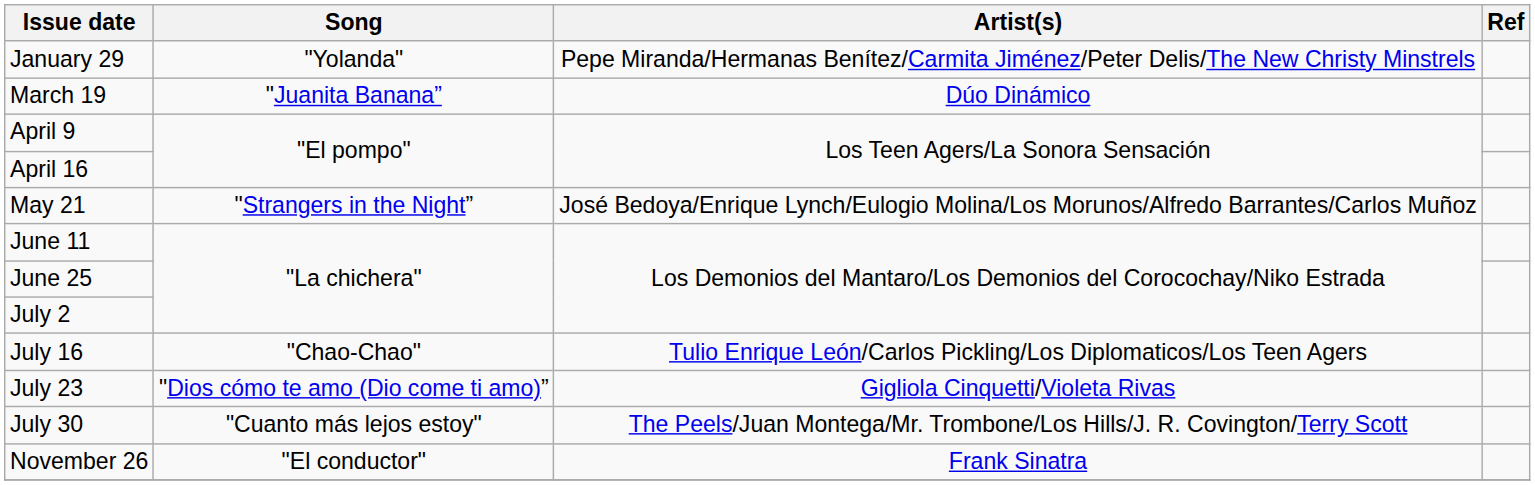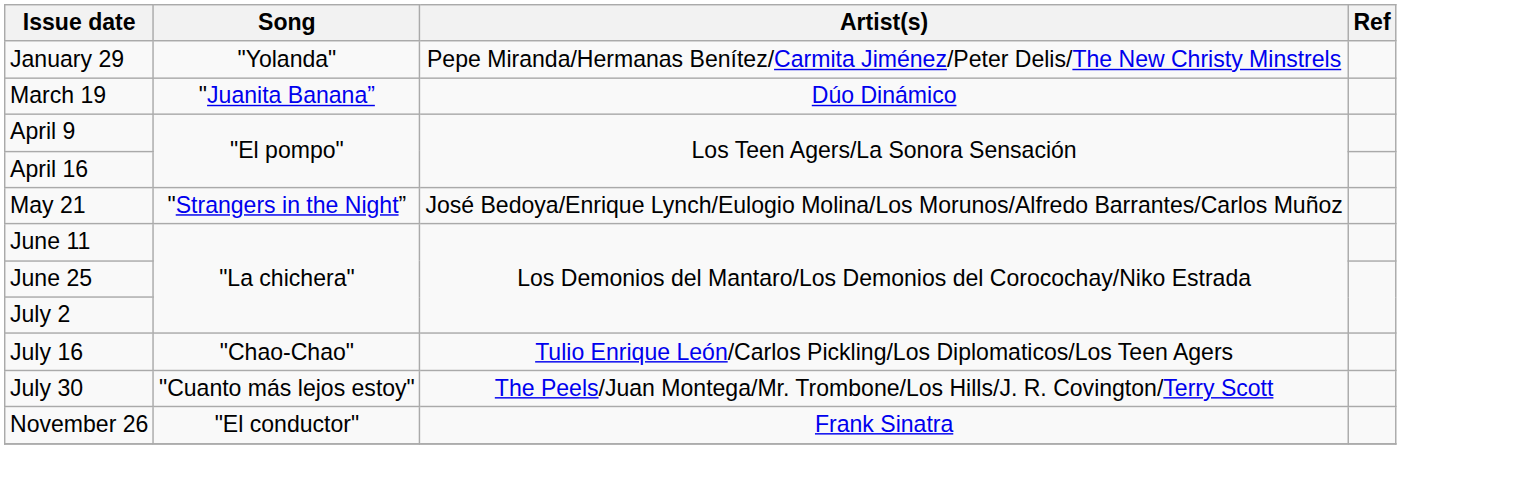- row: (47, 388)
